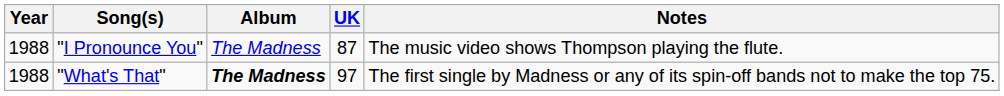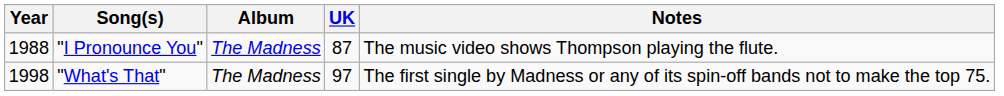(29, 76) 1988 -> (29, 76) 1998
(268, 76) bold -> (266, 76) normal
